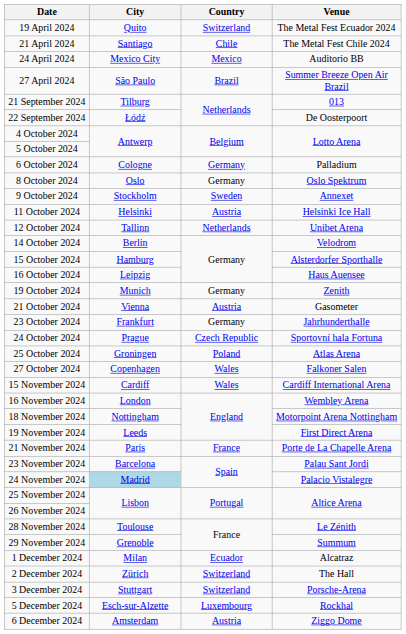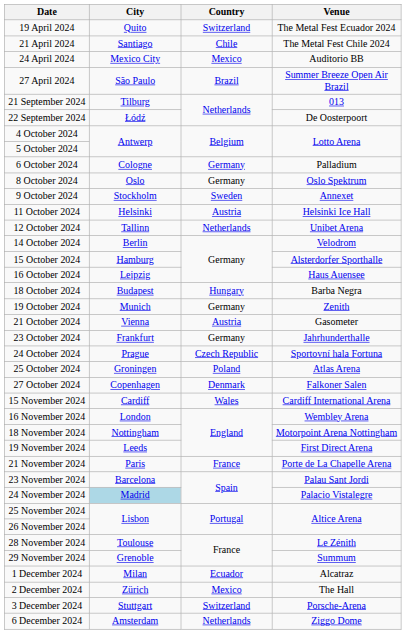+ row: (47, 290)
(227, 369) Wales -> (227, 385) Denmark
(227, 574) Switzerland -> (227, 589) Mexico
- row: (47, 605)
(227, 621) Austria -> (227, 621) Netherlands
